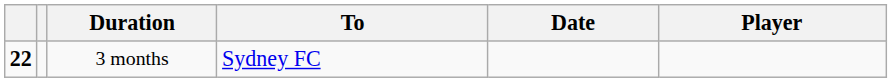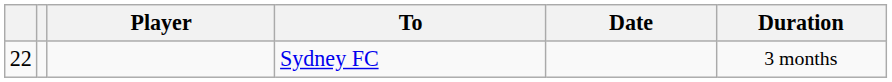columns swapped: (772, 22) <-> (132, 22)
(21, 59) bold -> (21, 59) normal
